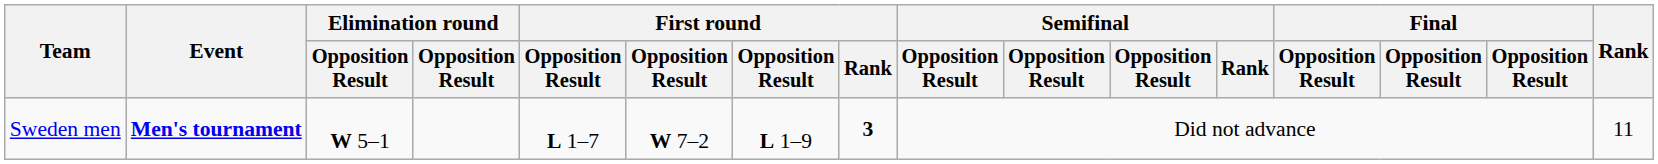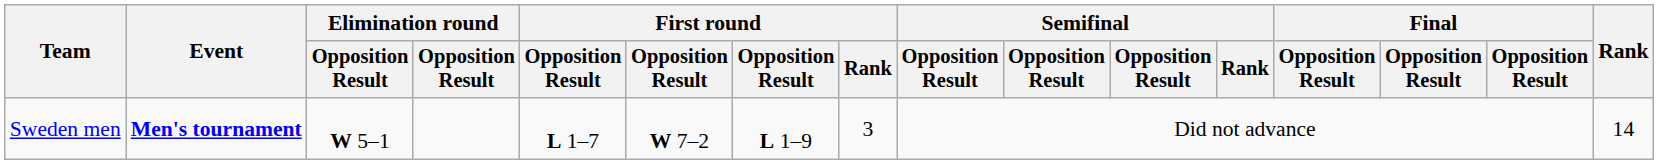(868, 128) bold -> (868, 128) normal
(1623, 128) 11 -> (1623, 128) 14
